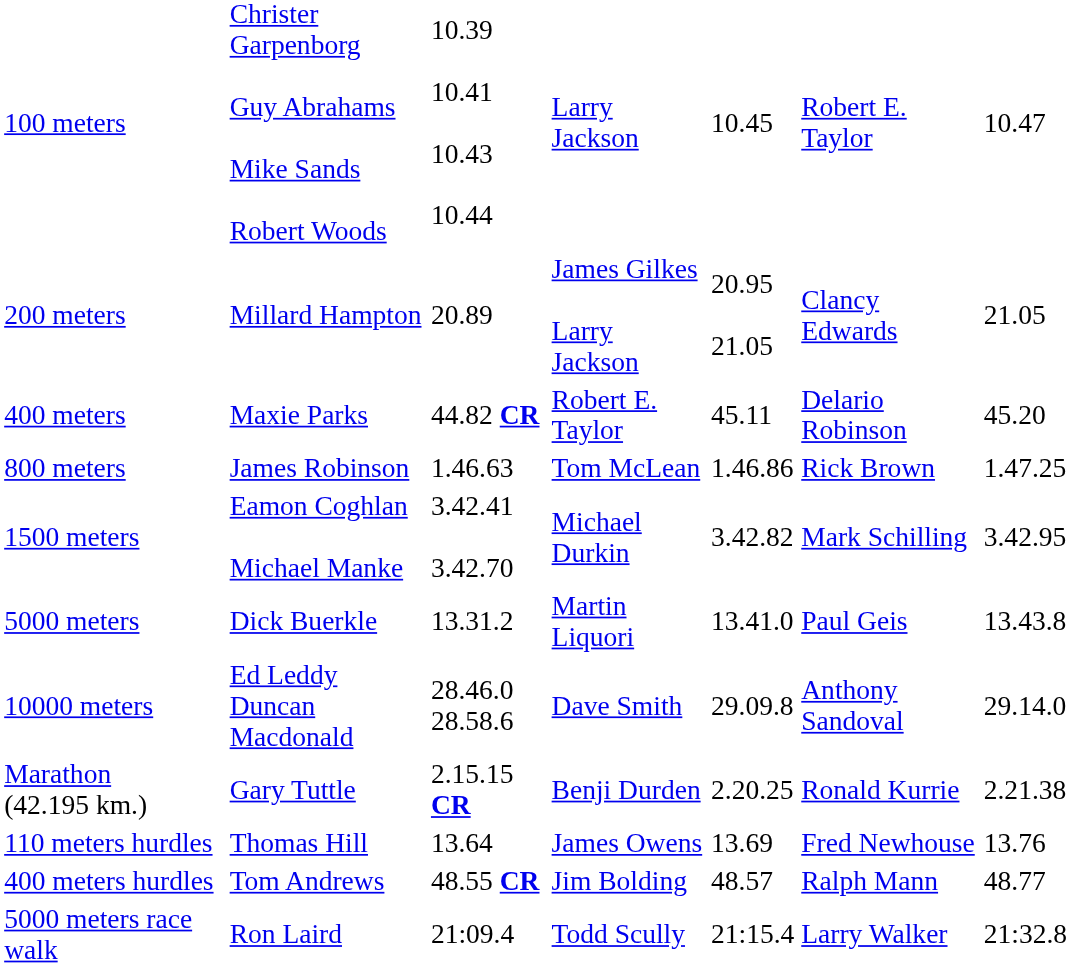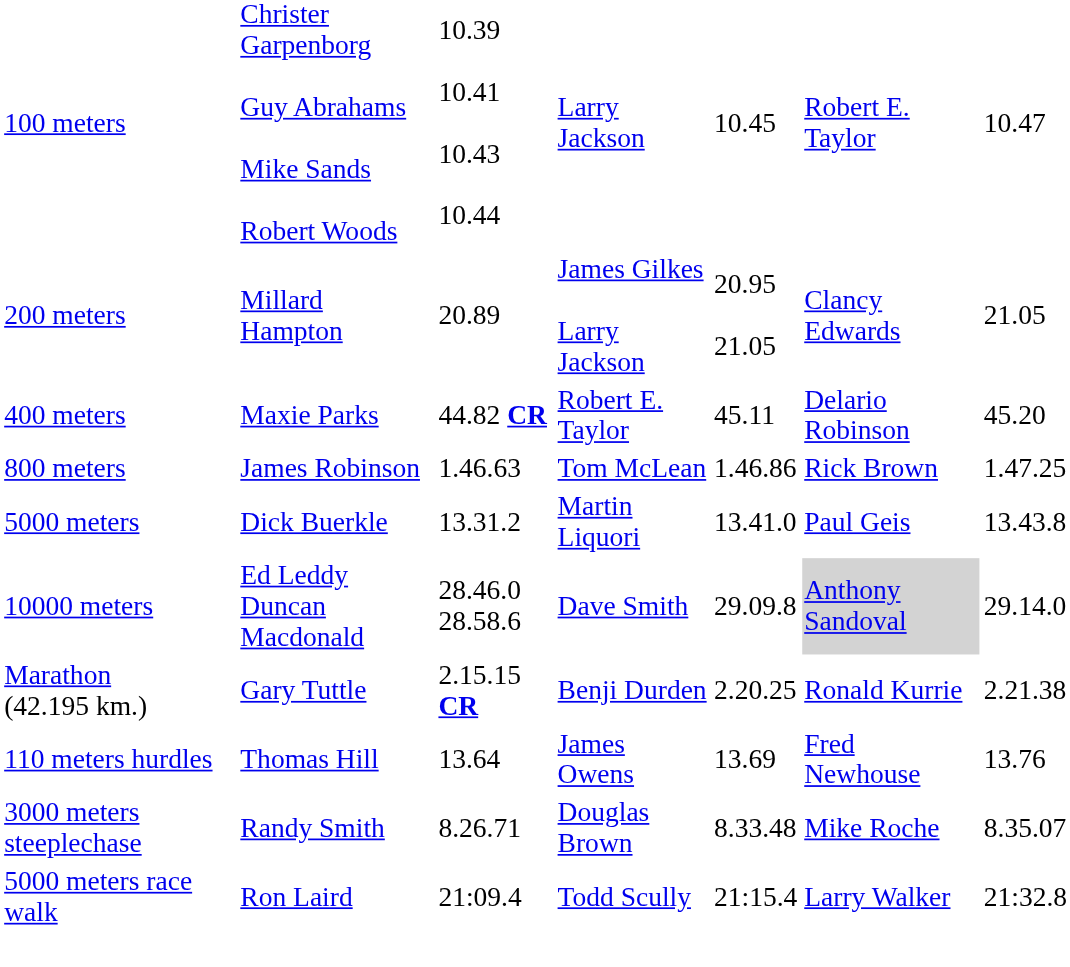- row: (72, 537)
(852, 705) no background -> (855, 605) lightgrey background
- row: (109, 881)
+ row: (73, 827)
